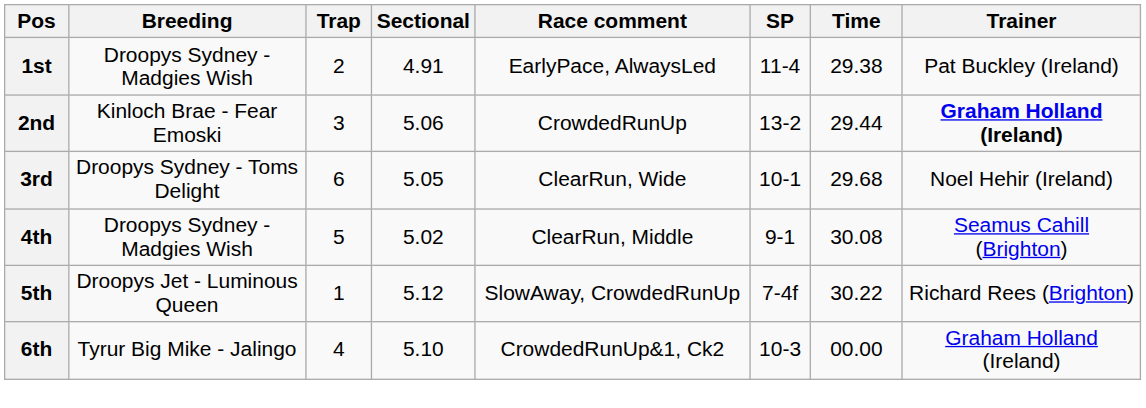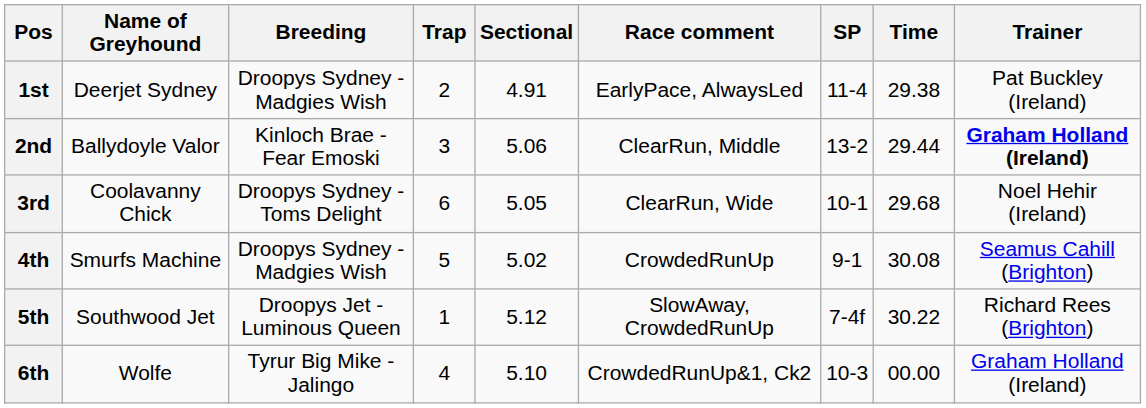+ column: (145, 32)
(612, 122) CrowdedRunUp -> (699, 146) ClearRun, Middle
(612, 236) ClearRun, Middle -> (699, 260) CrowdedRunUp
